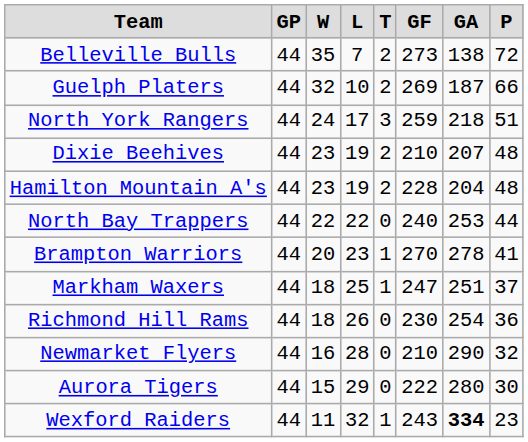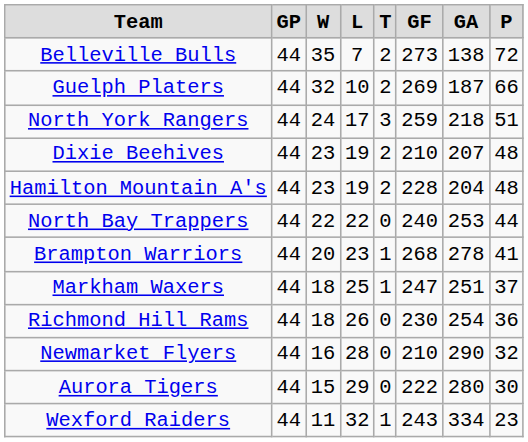(420, 254) 270 -> (420, 254) 268
(466, 421) bold -> (466, 421) normal
